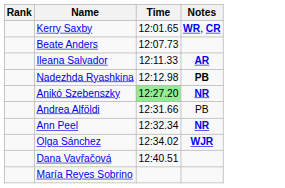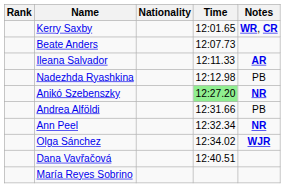+ column: (165, 12)
(202, 77) bold -> (259, 77) normal
